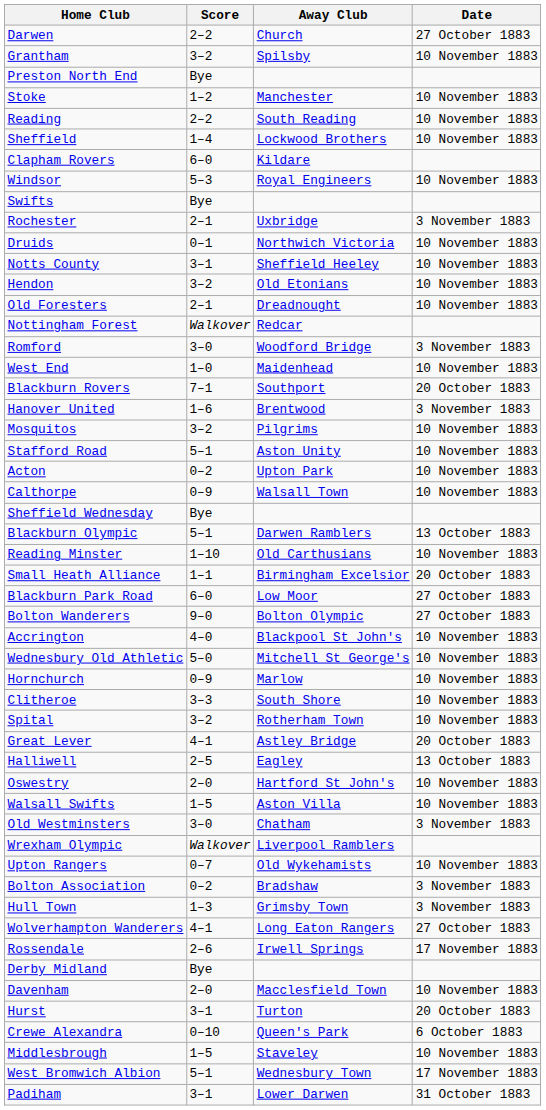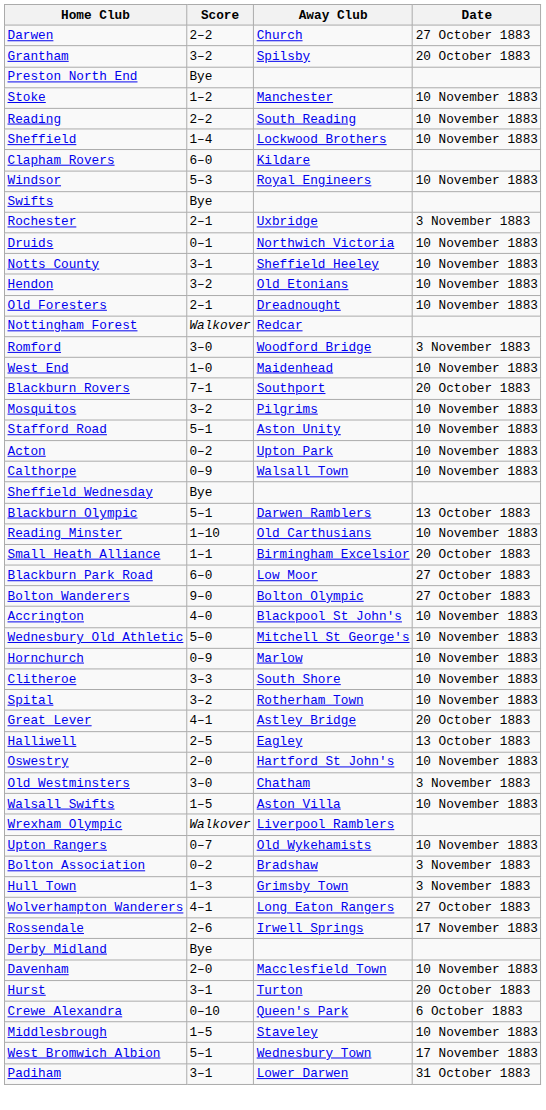(477, 56) 10 November 1883 -> (473, 56) 20 October 1883
- row: (61, 409)
rows swapped: (61, 804) <-> (69, 825)
